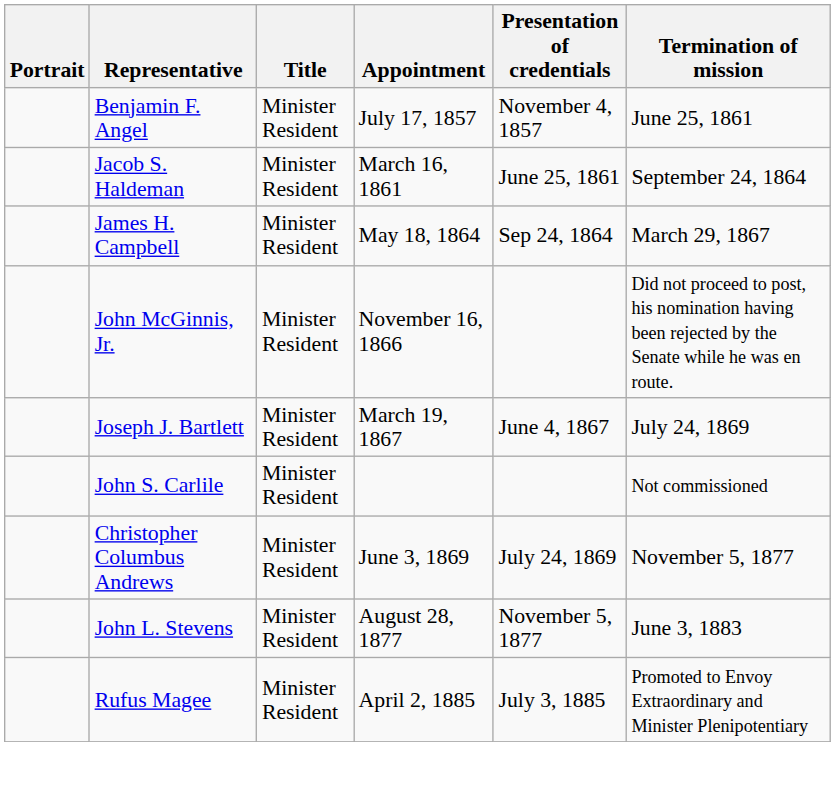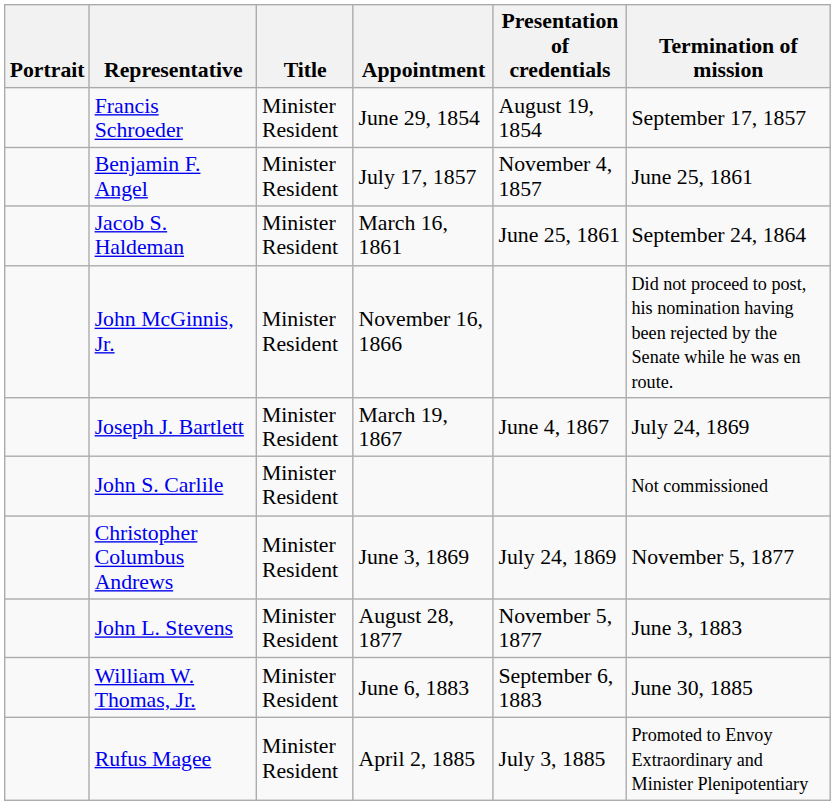+ row: (139, 117)
- row: (137, 235)
+ row: (145, 687)
